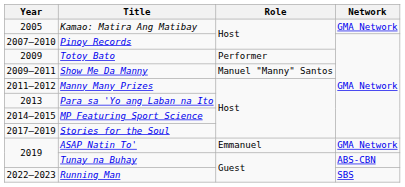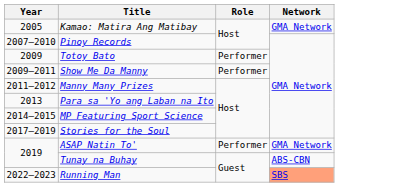(275, 71) Manuel "Manny" Santos -> (243, 71) Performer
(240, 145) Emmanuel -> (243, 145) Performer
(346, 175) no background -> (280, 175) lightsalmon background
